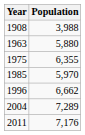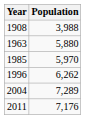- row: (17, 59)
(67, 91) 6,662 -> (67, 75) 6,262
